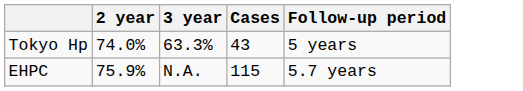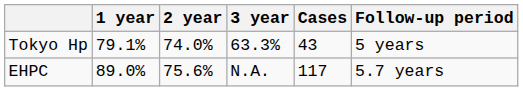+ column: (125, 18)
(120, 72) 75.9% -> (188, 72) 75.6%
(245, 72) 115 -> (312, 72) 117
